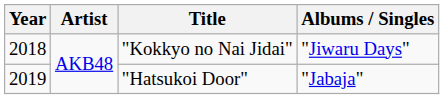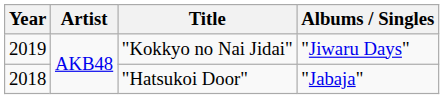(28, 49) 2018 -> (28, 49) 2019
(28, 78) 2019 -> (28, 78) 2018
